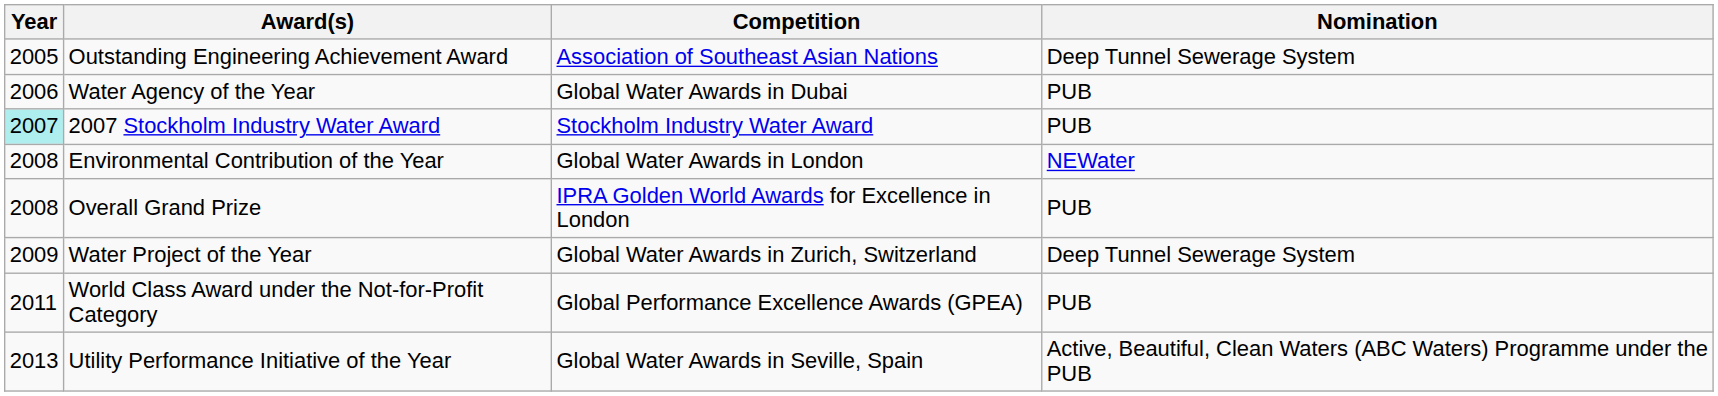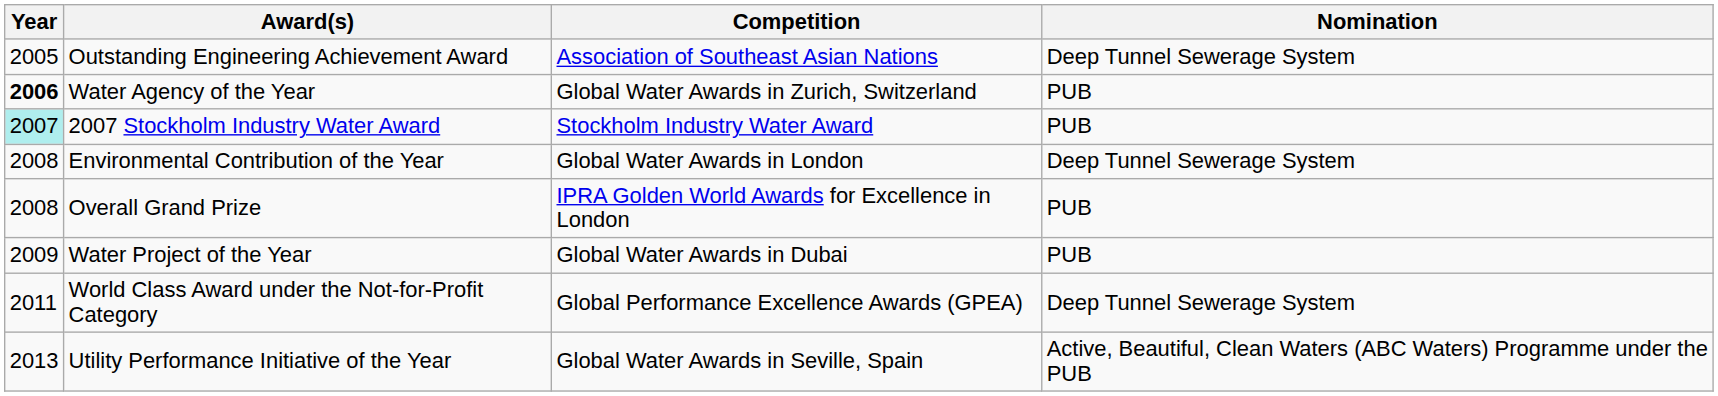(34, 91) normal -> (34, 91) bold
(702, 91) Global Water Awards in Dubai -> (767, 91) Global Water Awards in Zurich, Switzerland
(1091, 160) NEWater -> (1201, 160) Deep Tunnel Sewerage System
(767, 255) Global Water Awards in Zurich, Switzerland -> (702, 255) Global Water Awards in Dubai
(1201, 255) Deep Tunnel Sewerage System -> (1069, 255) PUB
(1069, 302) PUB -> (1201, 302) Deep Tunnel Sewerage System
